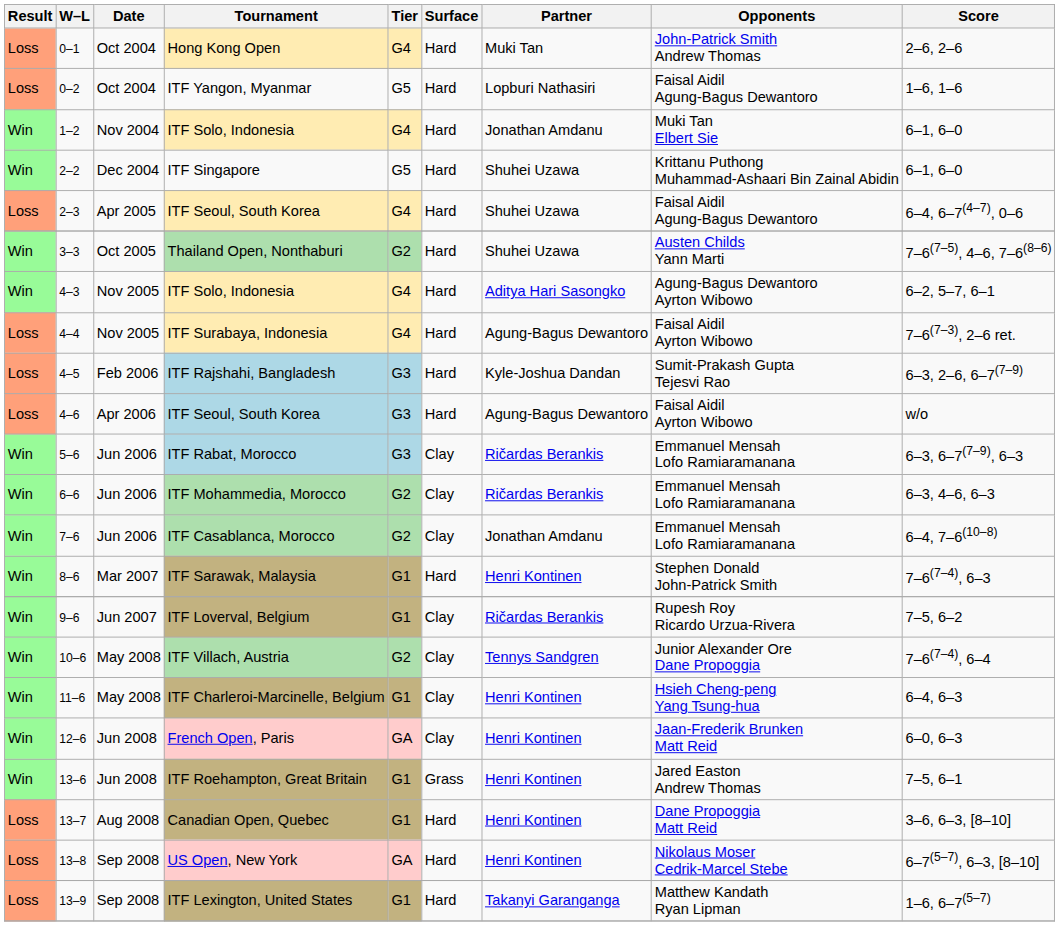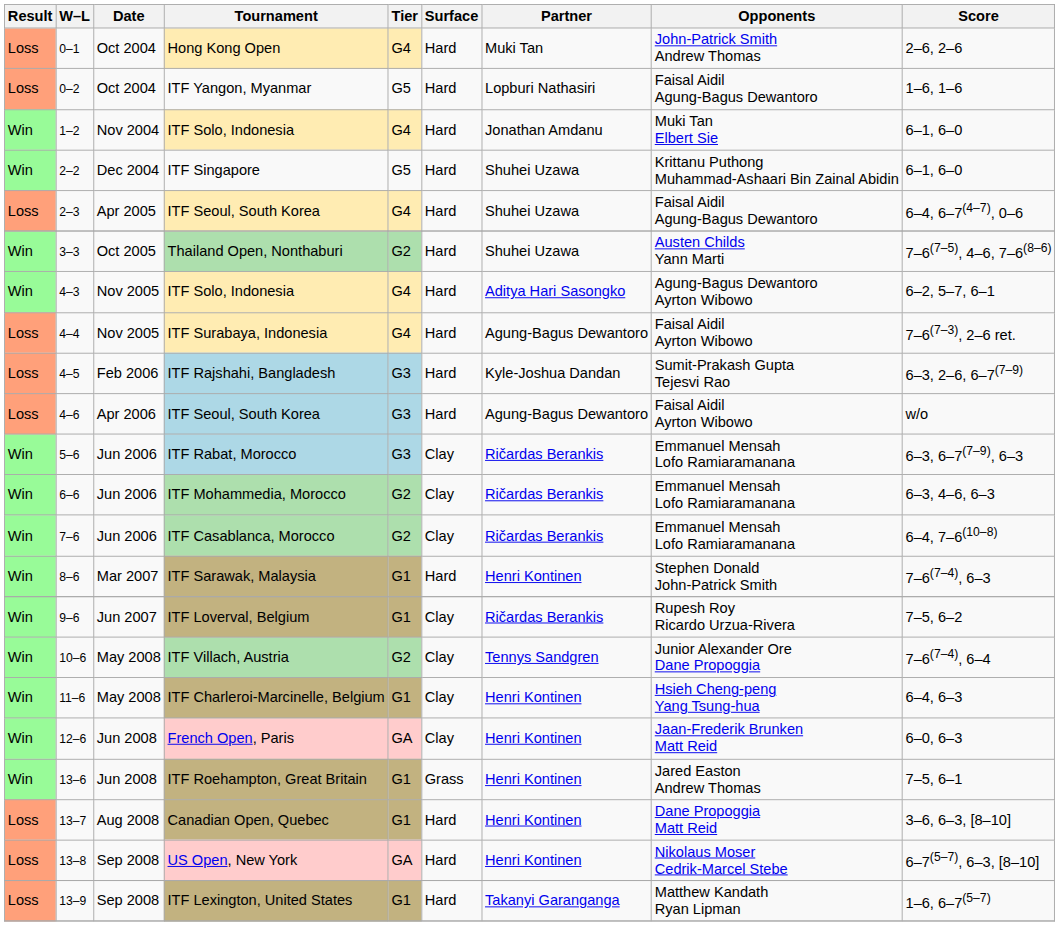(544, 535) Jonathan Amdanu -> (544, 535) Ričardas Berankis
